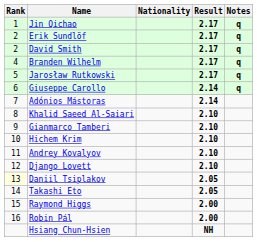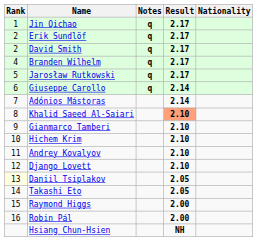columns swapped: (164, 11) <-> (239, 11)
(208, 114) no background -> (180, 114) lightsalmon background
